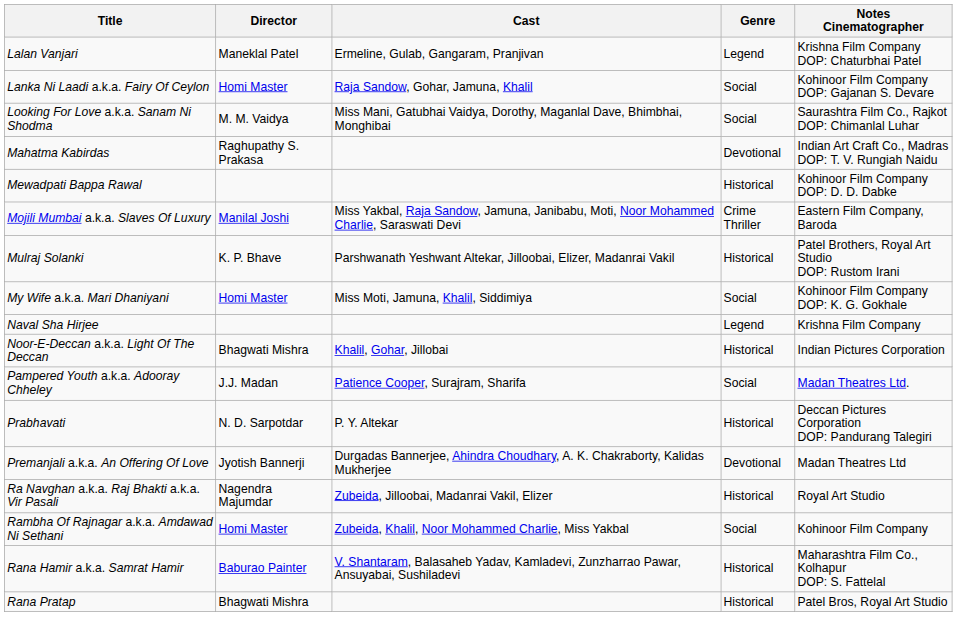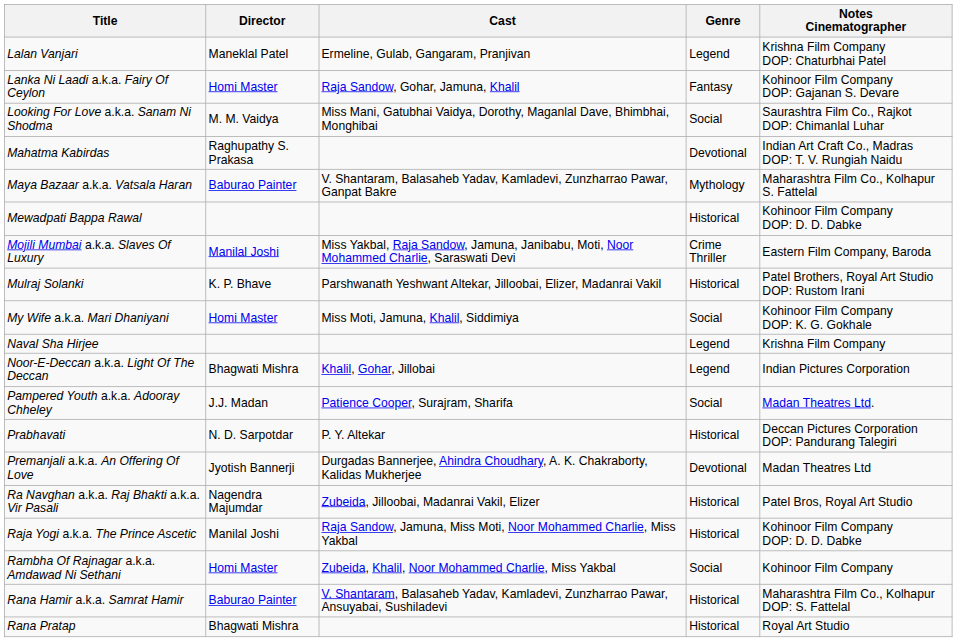(740, 86) Social -> (711, 86) Fantasy
+ row: (100, 185)
(749, 350) Historical -> (709, 369) Legend
(841, 496) Royal Art Studio -> (837, 501) Patel Bros, Royal Art Studio
+ row: (102, 534)
(873, 601) Patel Bros, Royal Art Studio -> (806, 626) Royal Art Studio
